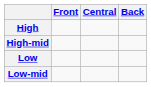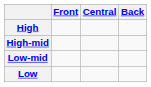rows swapped: (28, 74) <-> (28, 58)
